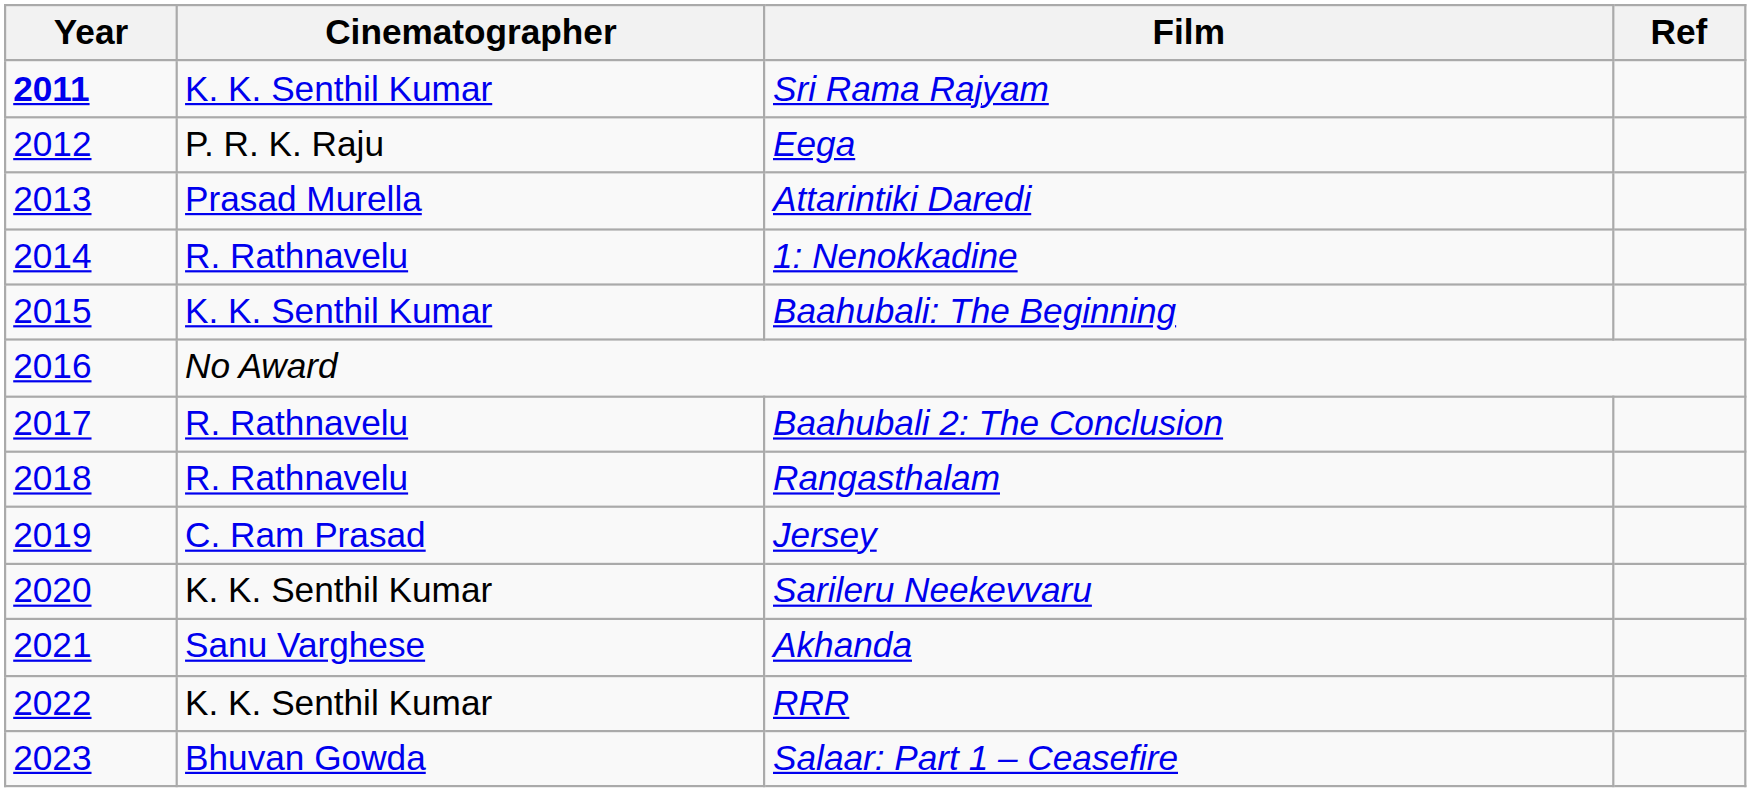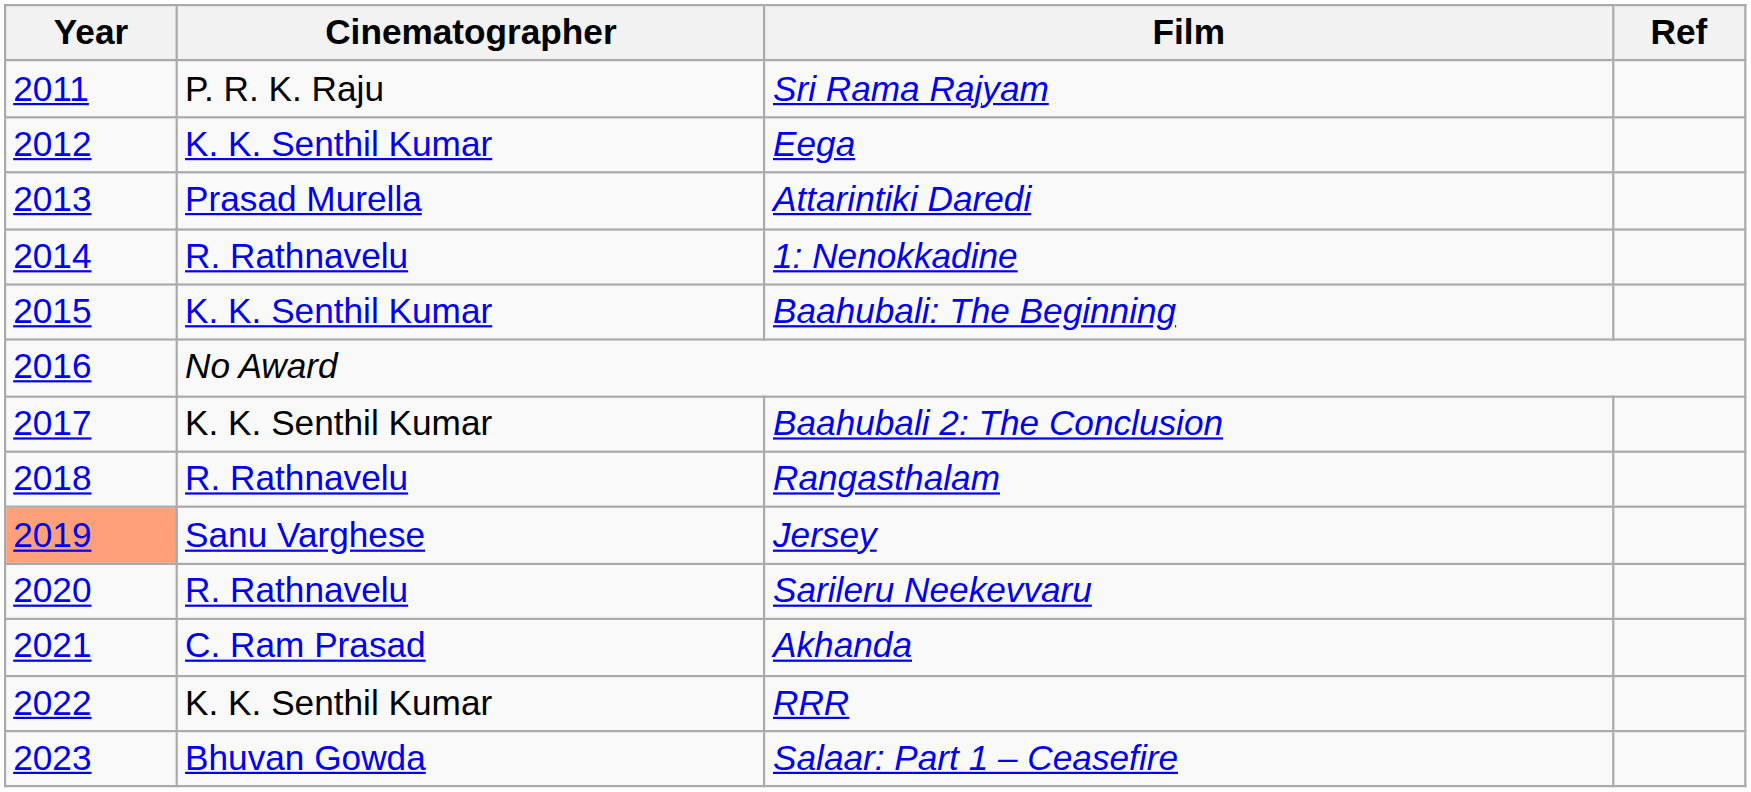(51, 88) bold -> (51, 88) normal
(339, 88) K. K. Senthil Kumar -> (285, 88) P. R. K. Raju
(285, 144) P. R. K. Raju -> (339, 144) K. K. Senthil Kumar
(297, 423) R. Rathnavelu -> (339, 423) K. K. Senthil Kumar
(52, 534) no background -> (52, 534) lightsalmon background
(305, 534) C. Ram Prasad -> (305, 534) Sanu Varghese
(339, 590) K. K. Senthil Kumar -> (297, 590) R. Rathnavelu
(305, 646) Sanu Varghese -> (305, 646) C. Ram Prasad
